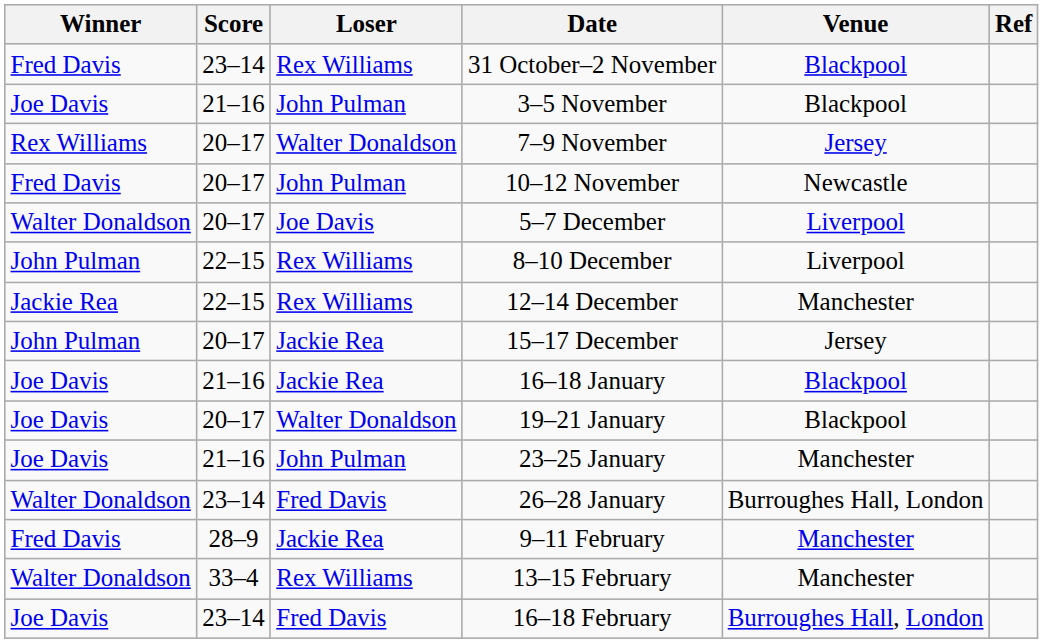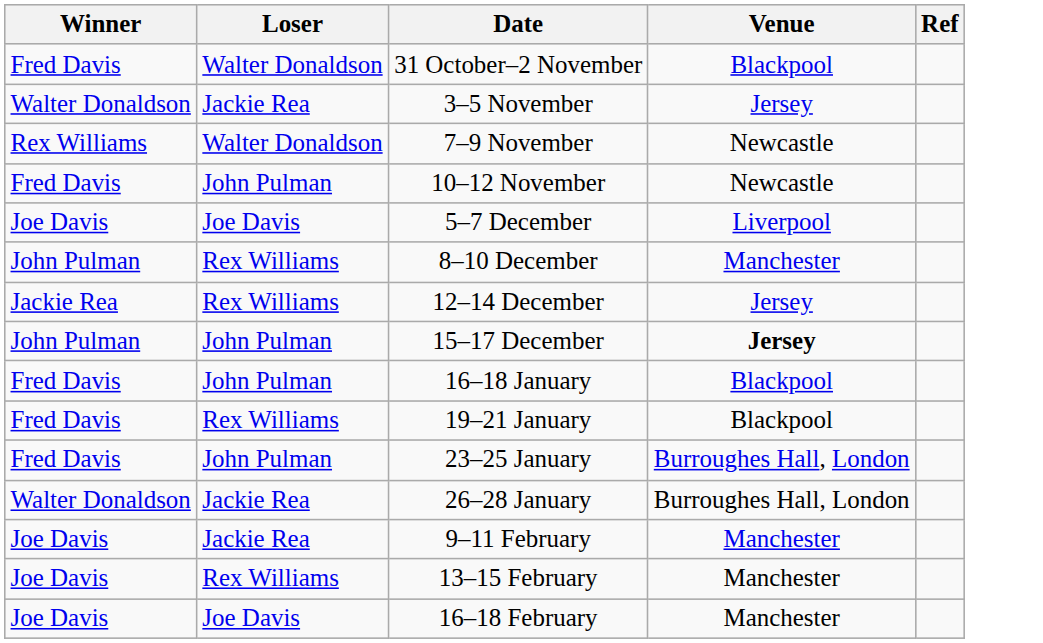- column: (234, 24)
(344, 63) Rex Williams -> (292, 63) Walter Donaldson
(59, 103) Joe Davis -> (101, 103) Walter Donaldson
(341, 103) John Pulman -> (256, 103) Jackie Rea
(856, 103) Blackpool -> (782, 103) Jersey
(856, 143) Jersey -> (782, 143) Newcastle
(101, 222) Walter Donaldson -> (59, 222) Joe Davis
(856, 261) Liverpool -> (782, 261) Manchester
(856, 301) Manchester -> (782, 301) Jersey
(330, 340) Jackie Rea -> (267, 340) John Pulman
(856, 340) normal -> (782, 340) bold
(59, 380) Joe Davis -> (66, 380) Fred Davis
(330, 380) Jackie Rea -> (267, 380) John Pulman
(59, 420) Joe Davis -> (66, 420) Fred Davis
(366, 420) Walter Donaldson -> (271, 420) Rex Williams
(59, 459) Joe Davis -> (66, 459) Fred Davis
(856, 459) Manchester -> (782, 459) Burroughes Hall, London
(331, 499) Fred Davis -> (256, 499) Jackie Rea
(66, 538) Fred Davis -> (59, 538) Joe Davis
(101, 578) Walter Donaldson -> (59, 578) Joe Davis
(331, 618) Fred Davis -> (251, 618) Joe Davis
(856, 618) Burroughes Hall, London -> (782, 618) Manchester
